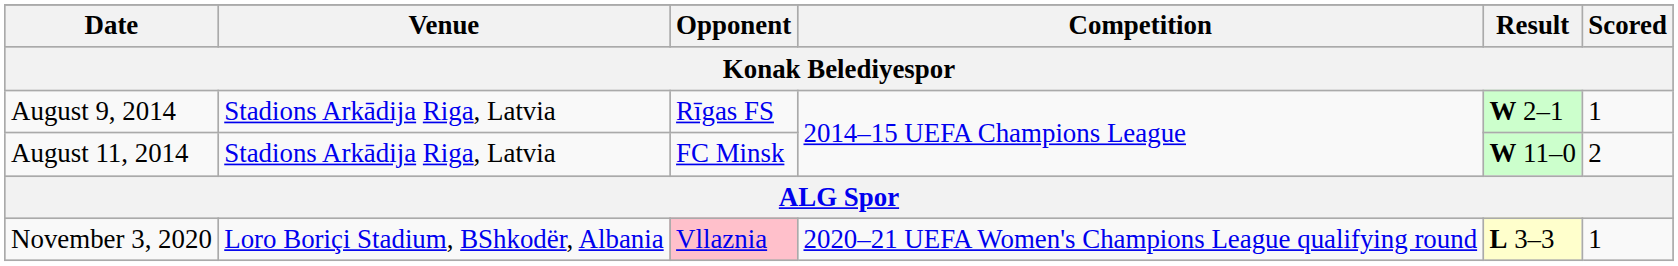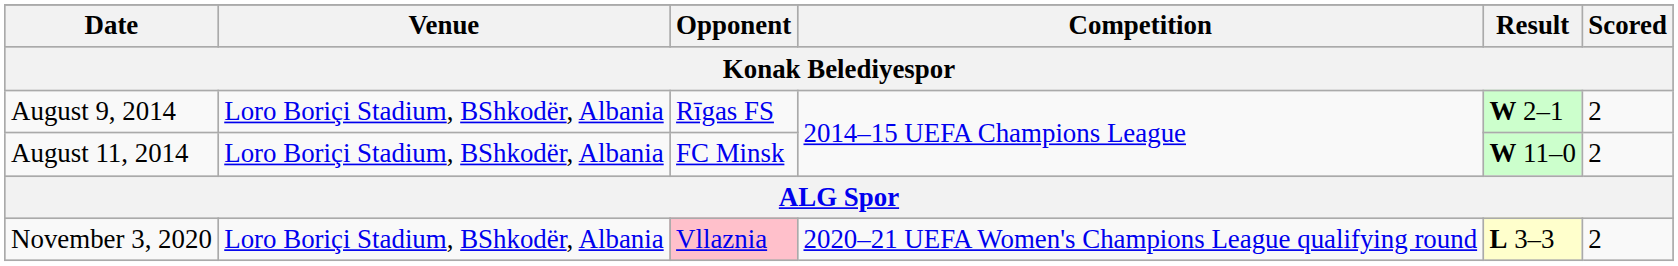(390, 111) Stadions Arkādija Riga, Latvia -> (444, 111) Loro Boriçi Stadium, BShkodër, Albania
(1595, 111) 1 -> (1595, 111) 2
(390, 153) Stadions Arkādija Riga, Latvia -> (444, 153) Loro Boriçi Stadium, BShkodër, Albania
(1595, 238) 1 -> (1595, 238) 2
